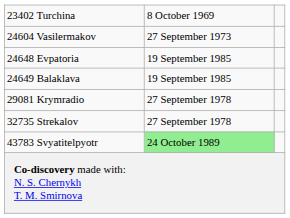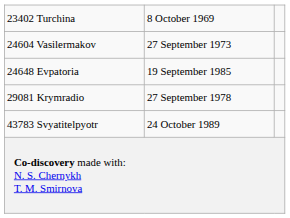- row: (43, 79)
- row: (43, 121)
(183, 142) lightgreen background -> (183, 124) no background
